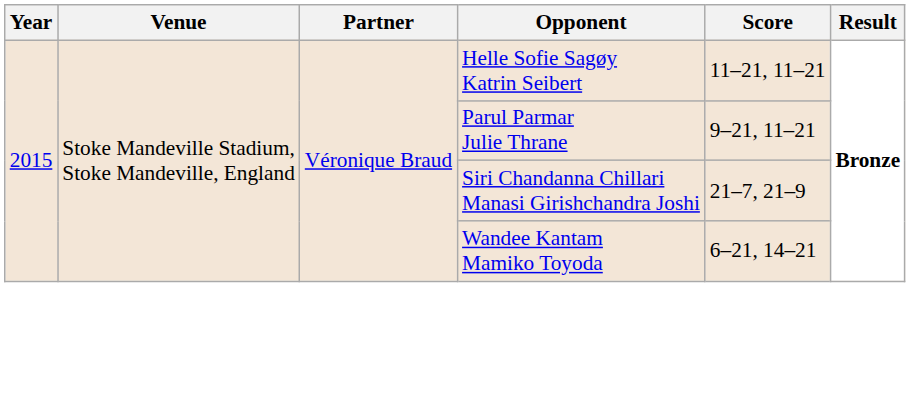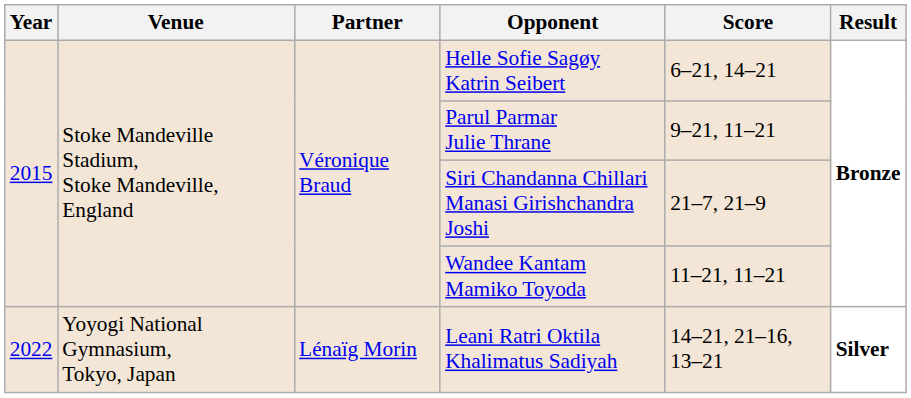(768, 70) 11–21, 11–21 -> (723, 70) 6–21, 14–21
(763, 251) 6–21, 14–21 -> (728, 276) 11–21, 11–21
+ row: (531, 349)
